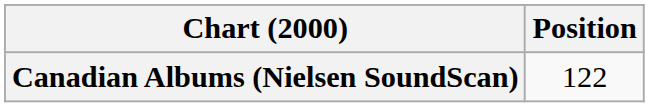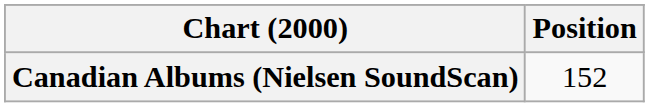(585, 76) 122 -> (585, 76) 152
